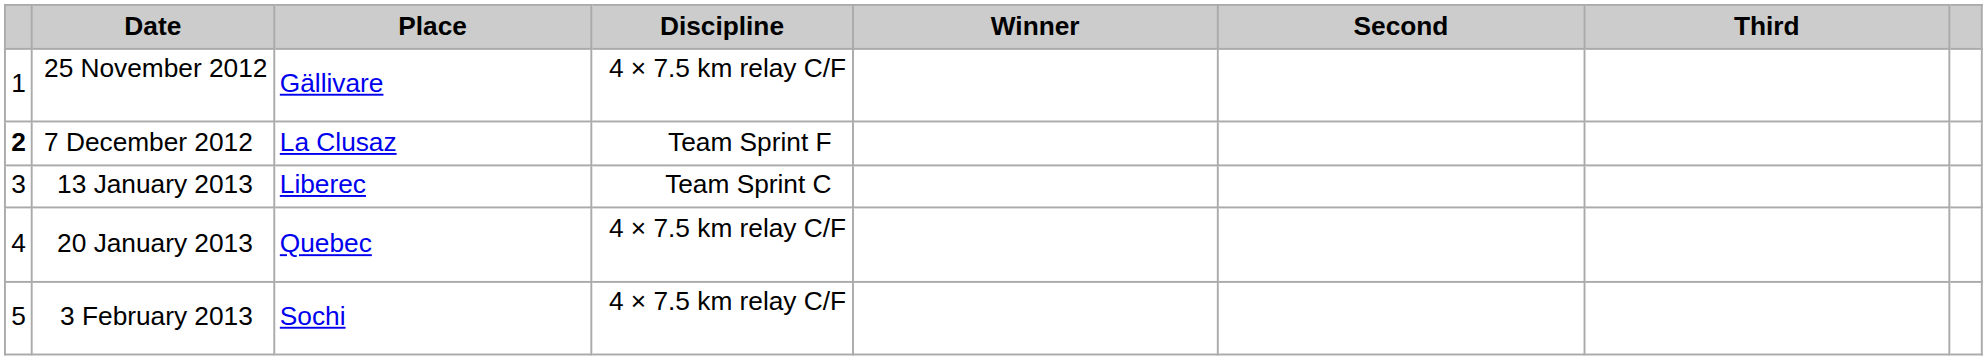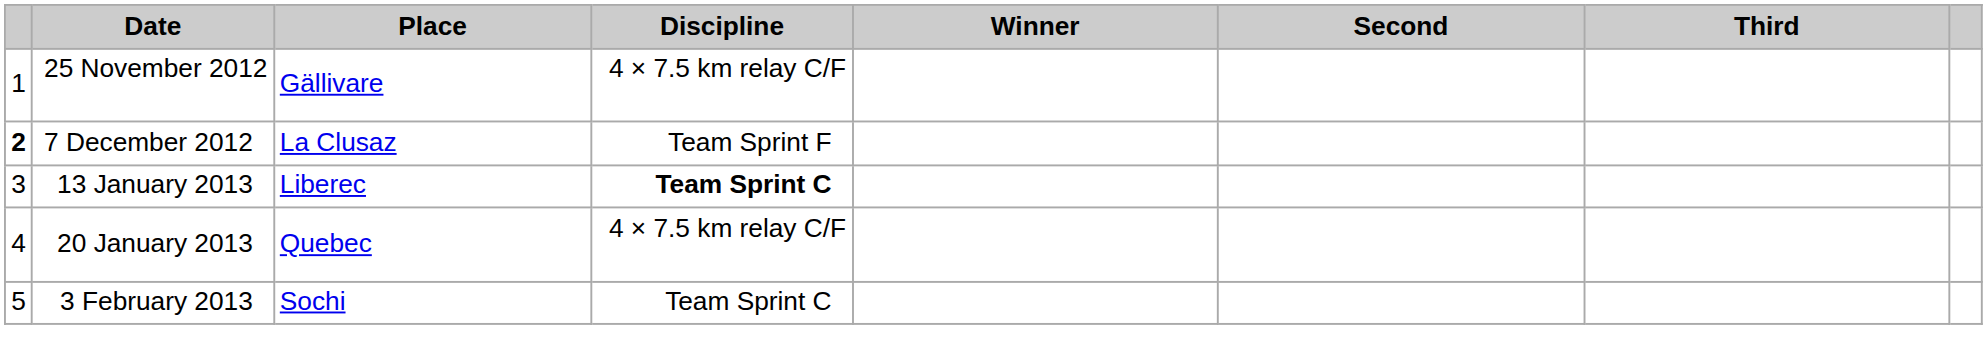(756, 185) normal -> (751, 185) bold
(728, 317) 4 × 7.5 km relay C/F -> (756, 301) Team Sprint C
